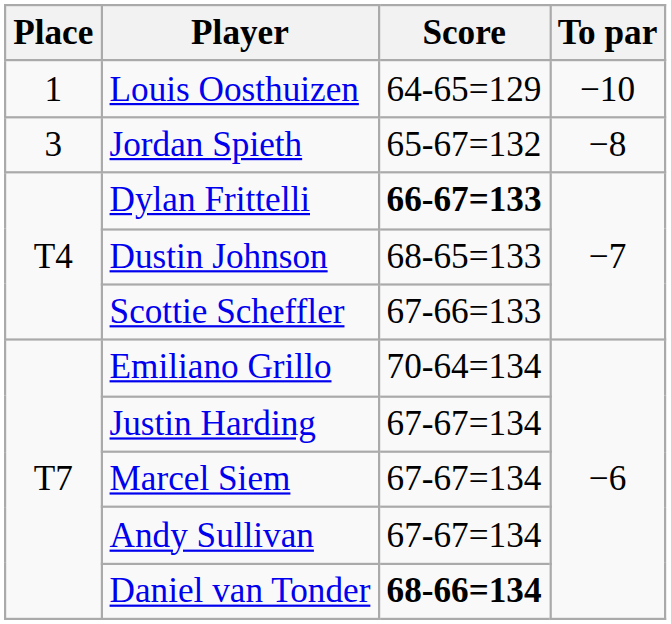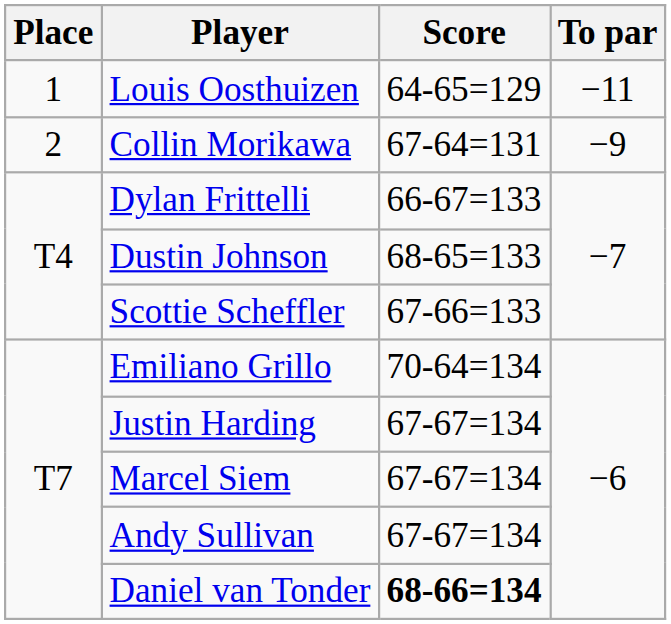(608, 88) −10 -> (608, 88) −11
+ row: (230, 144)
- row: (206, 144)
(464, 199) bold -> (464, 199) normal
